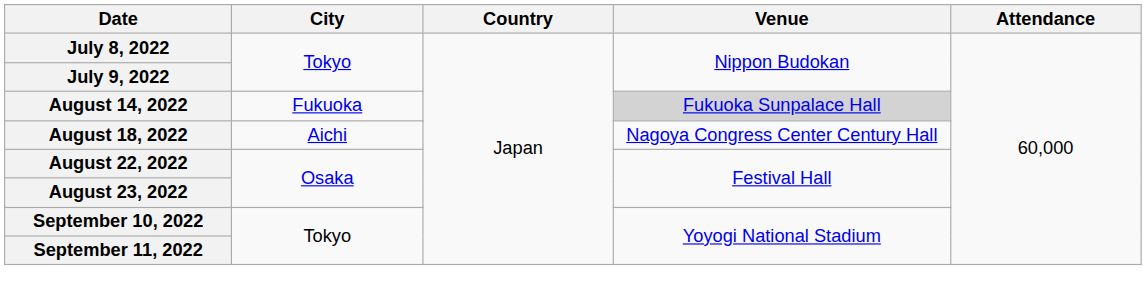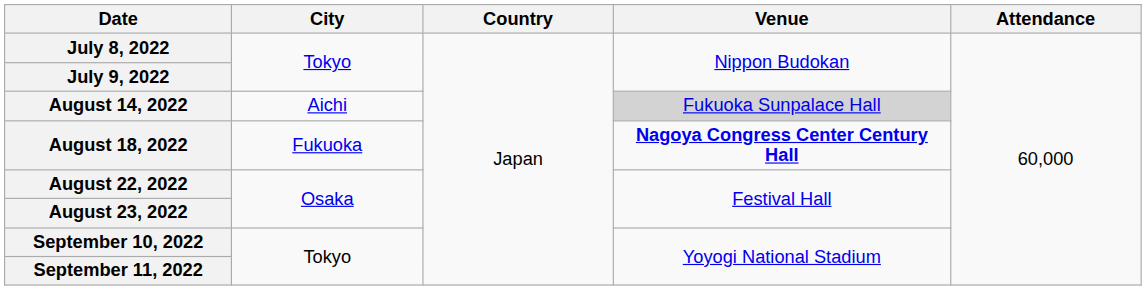(327, 105) Fukuoka -> (327, 105) Aichi
(327, 134) Aichi -> (327, 144) Fukuoka
(782, 134) normal -> (782, 144) bold
